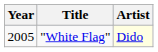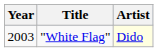(21, 36) 2005 -> (21, 36) 2003
